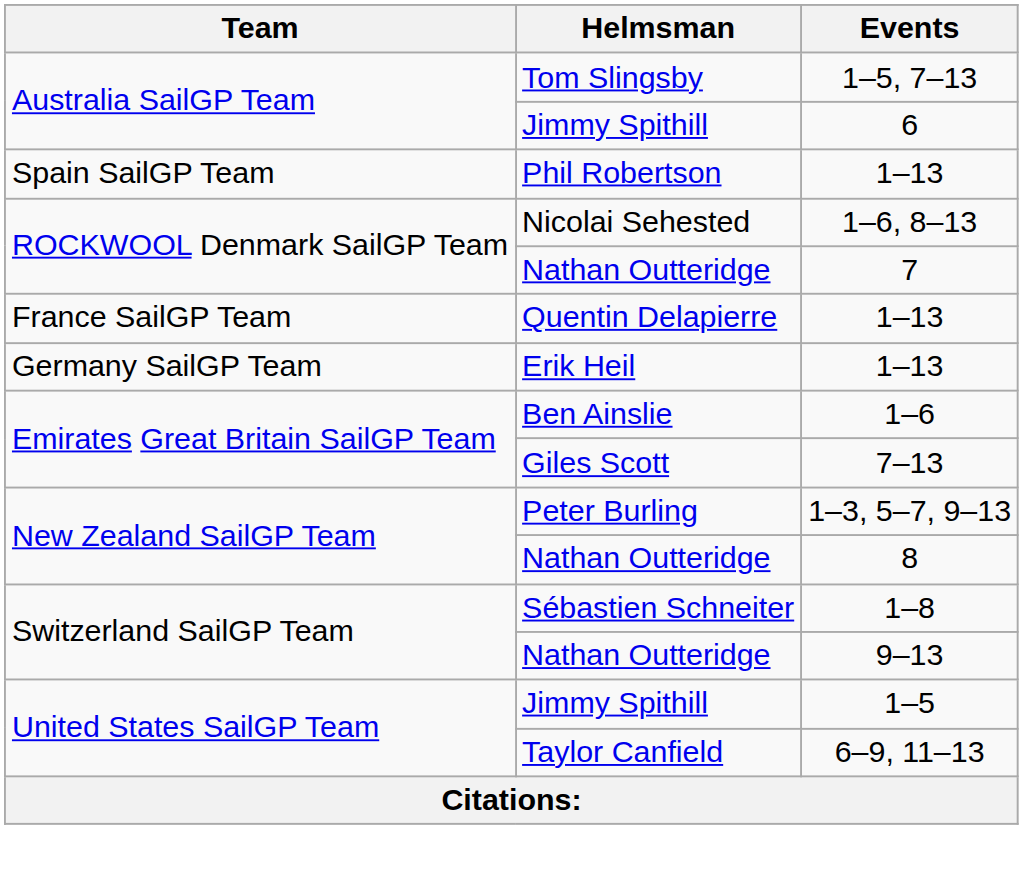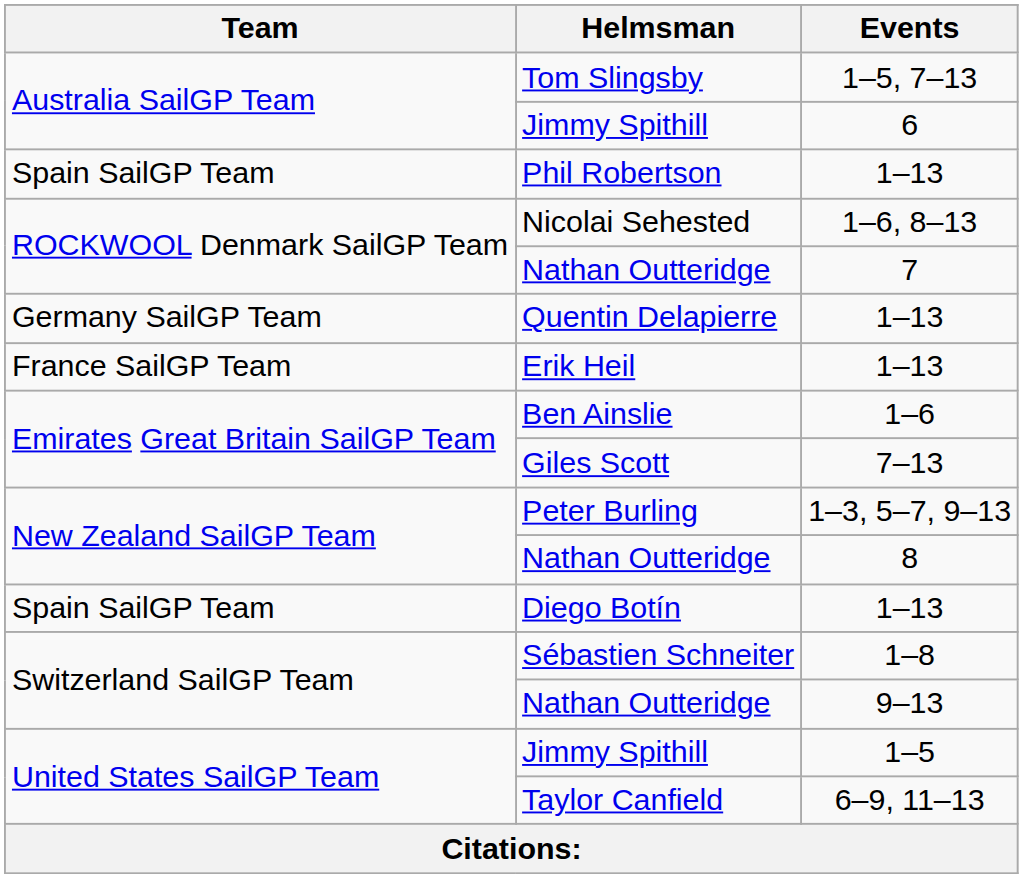(152, 317) France SailGP Team -> (167, 317) Germany SailGP Team
(167, 366) Germany SailGP Team -> (152, 366) France SailGP Team
+ row: (602, 607)
